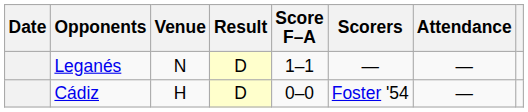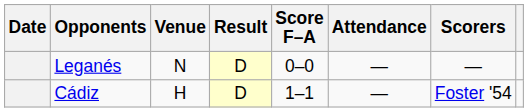columns swapped: (370, 28) <-> (464, 28)
(299, 65) 1–1 -> (299, 65) 0–0
(299, 93) 0–0 -> (299, 93) 1–1
